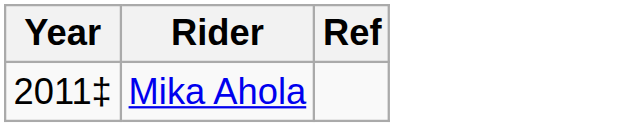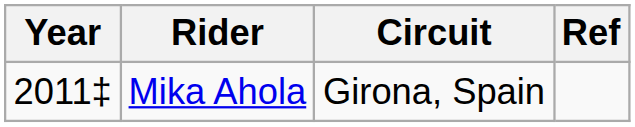+ column: (434, 33)
